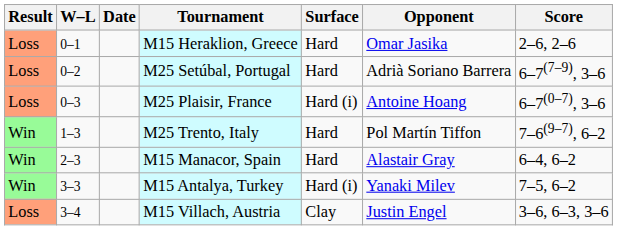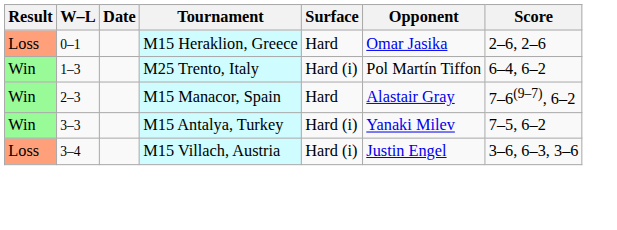- row: (217, 71)
- row: (208, 101)
(322, 131) Hard -> (331, 69) Hard (i)
(562, 132) 7–6(9–7), 6–2 -> (517, 69) 6–4, 6–2
(547, 160) 6–4, 6–2 -> (532, 97) 7–6(9–7), 6–2
(321, 211) Clay -> (331, 151) Hard (i)
